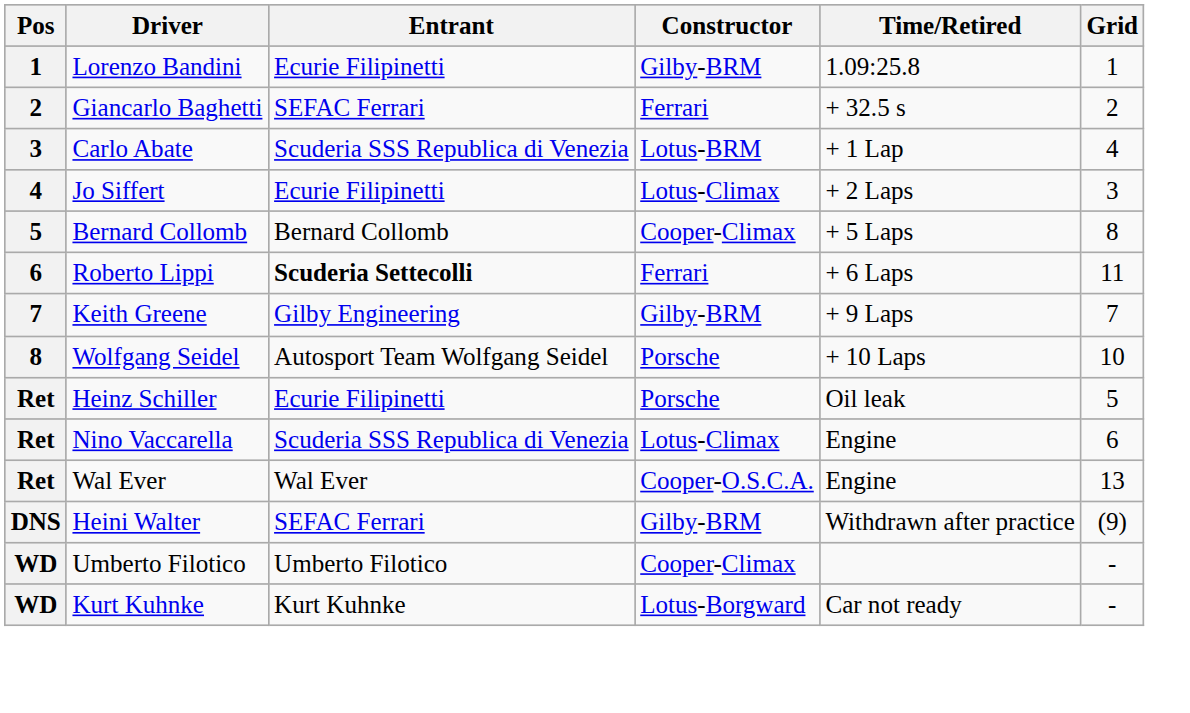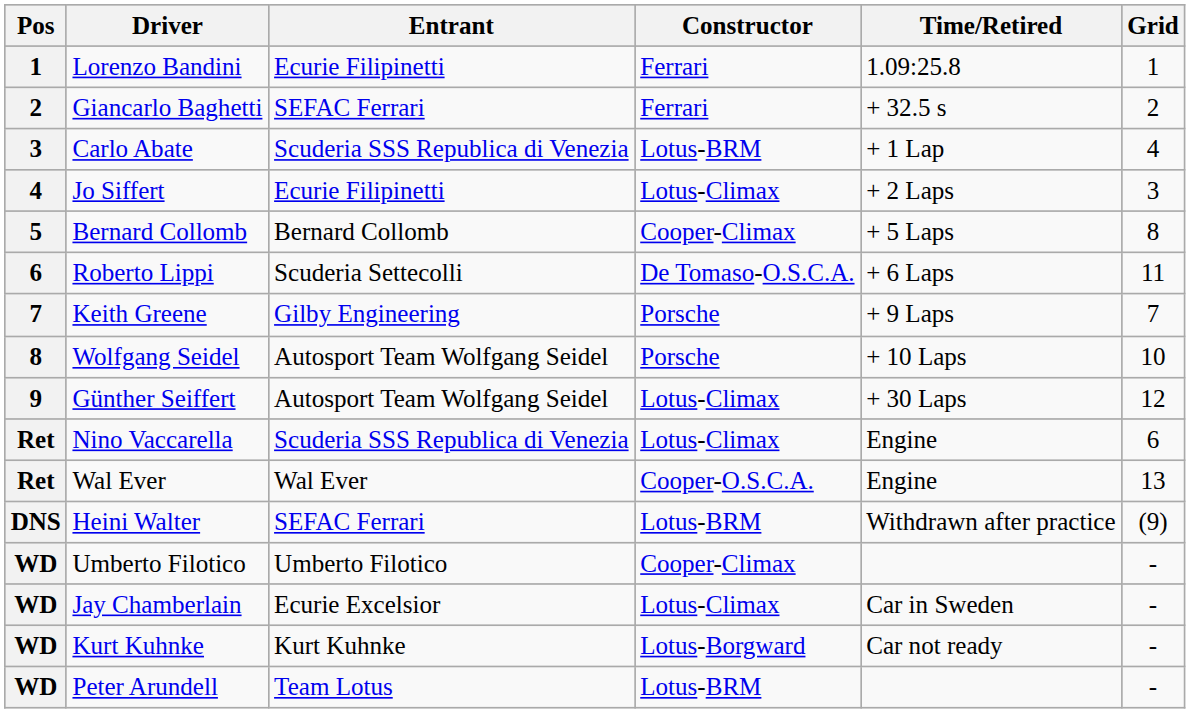(701, 66) Gilby-BRM -> (674, 66) Ferrari
(373, 273) bold -> (368, 273) normal
(674, 273) Ferrari -> (747, 273) De Tomaso-O.S.C.A.
(701, 314) Gilby-BRM -> (680, 314) Porsche
+ row: (154, 397)
- row: (144, 397)
(701, 521) Gilby-BRM -> (701, 521) Lotus-BRM
+ row: (157, 604)
+ row: (145, 687)
